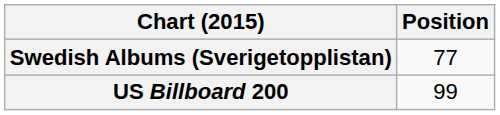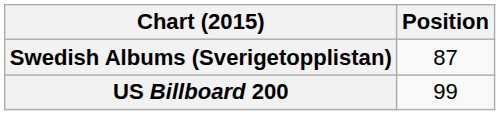(445, 57) 77 -> (445, 57) 87
